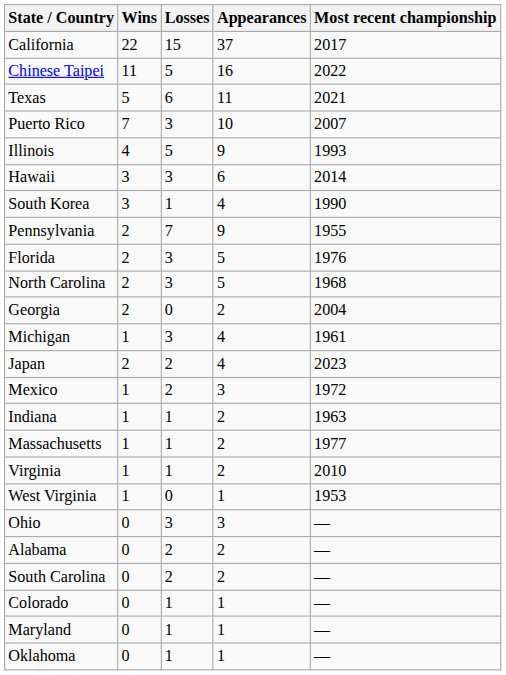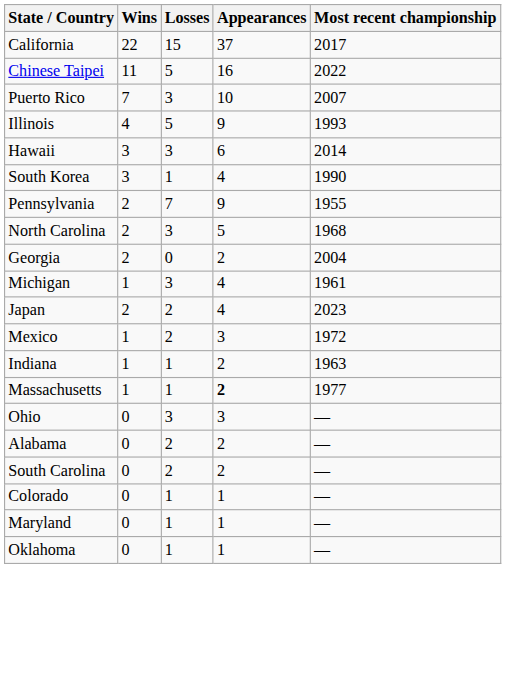- row: (27, 97)
- row: (32, 257)
(221, 443) normal -> (221, 390) bold
- row: (35, 470)
- row: (52, 496)
